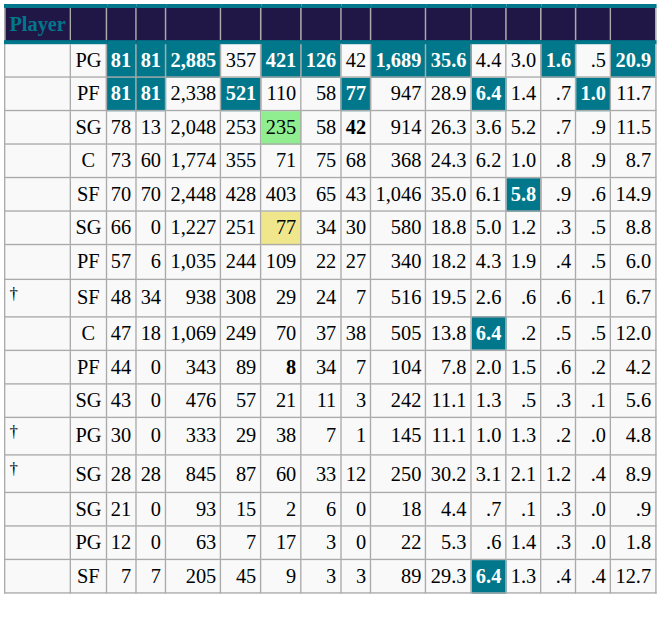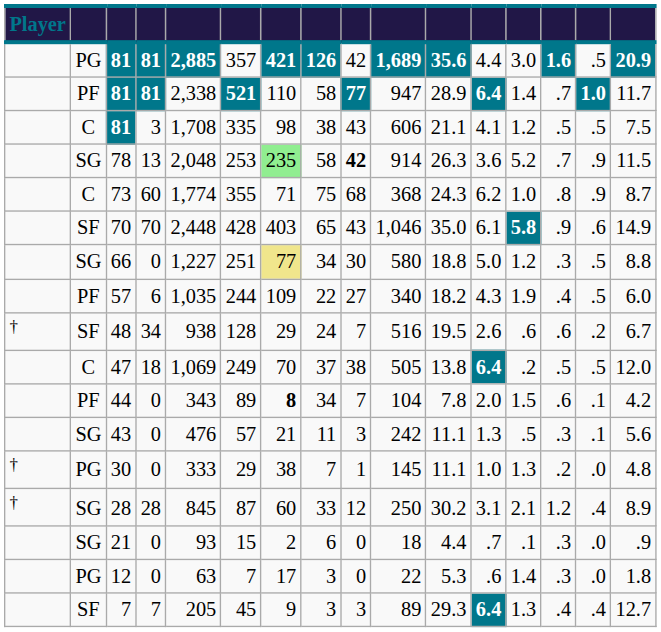+ row: (88, 127)
(241, 297) 308 -> (241, 331) 128
(598, 297) .1 -> (598, 331) .2
(598, 366) .2 -> (598, 400) .1
